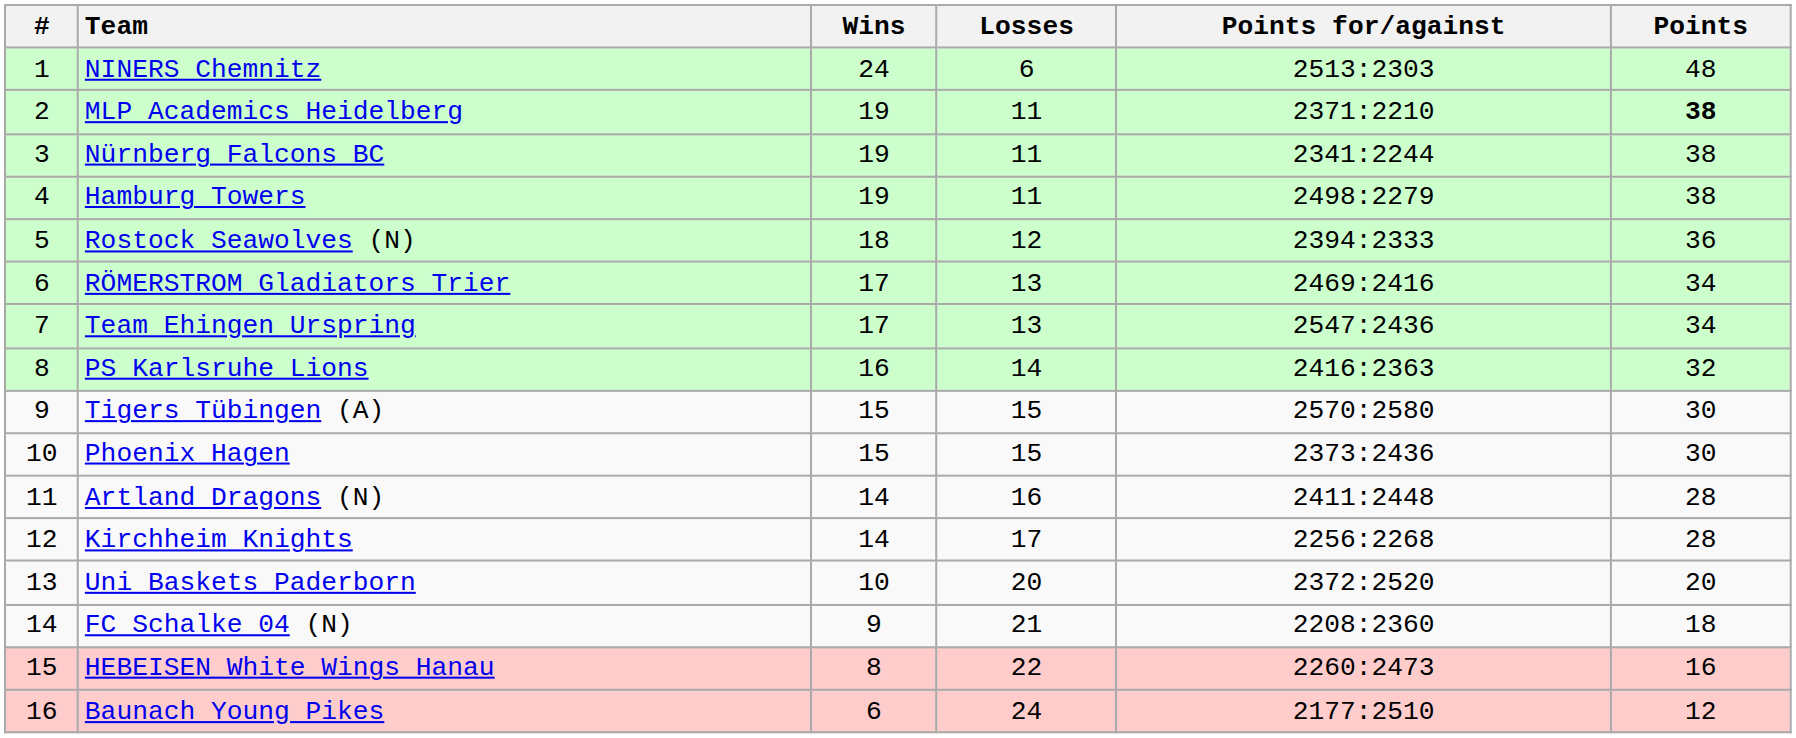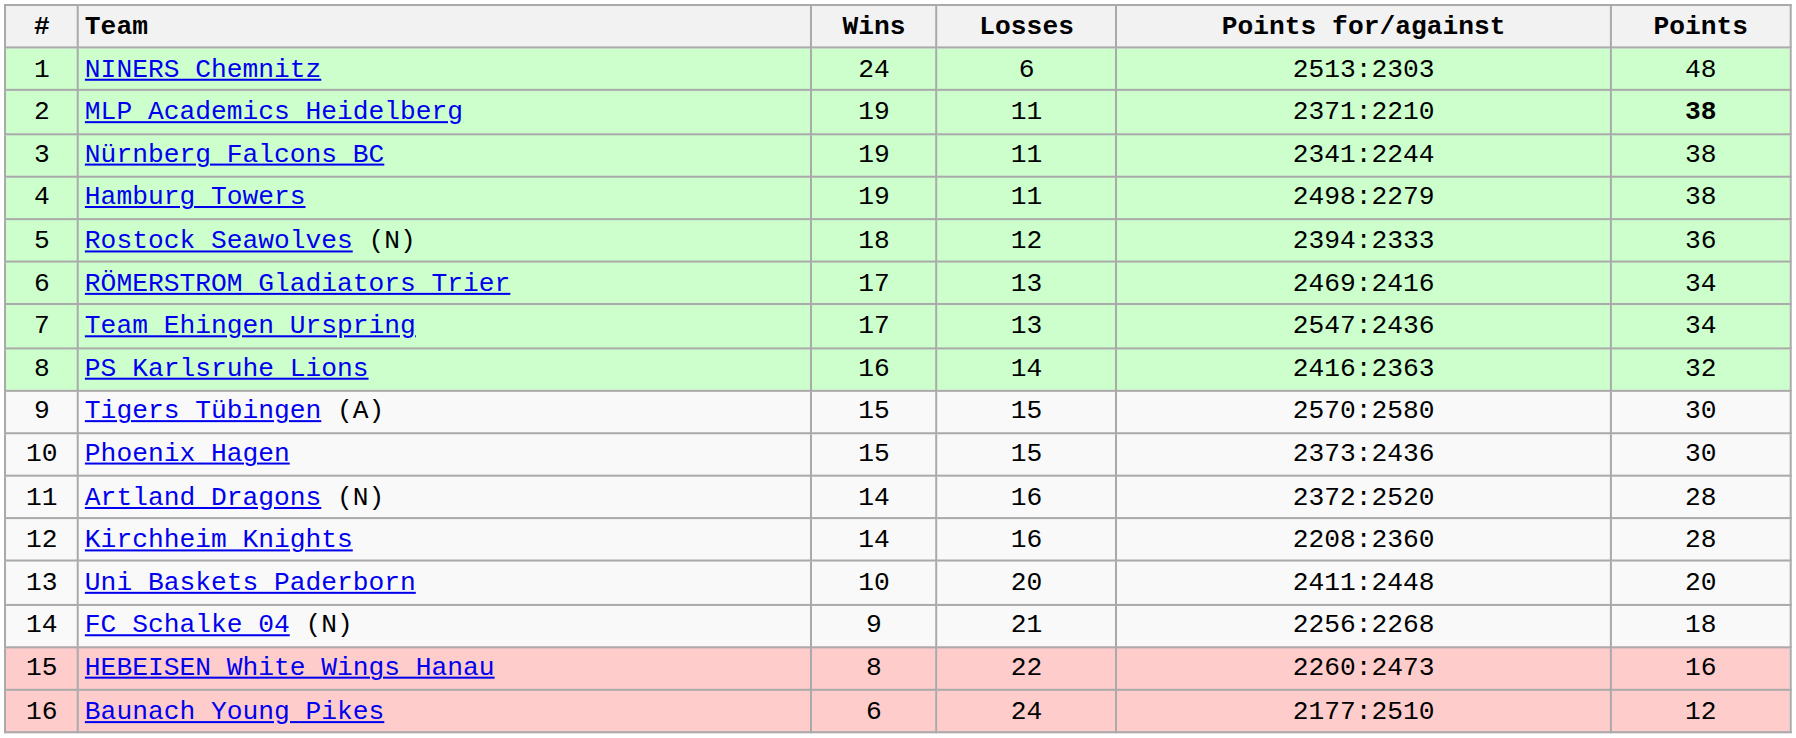(1364, 497) 2411:2448 -> (1364, 497) 2372:2520
(1027, 540) 17 -> (1027, 540) 16
(1364, 540) 2256:2268 -> (1364, 540) 2208:2360
(1364, 583) 2372:2520 -> (1364, 583) 2411:2448
(1364, 626) 2208:2360 -> (1364, 626) 2256:2268
